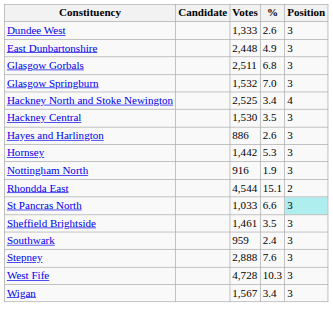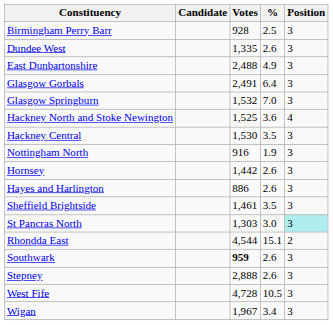+ row: (59, 30)
(245, 30) 1,333 -> (245, 48) 1,335
(245, 48) 2,448 -> (245, 65) 2,488
(245, 65) 2,511 -> (245, 83) 2,491
(270, 65) 6.8 -> (270, 83) 6.4
(245, 100) 2,525 -> (245, 118) 1,525
(270, 100) 3.4 -> (270, 118) 3.6
rows swapped: (55, 135) <-> (48, 170)
(270, 153) 5.3 -> (270, 170) 2.6
rows swapped: (38, 188) <-> (51, 223)
(245, 205) 1,033 -> (245, 223) 1,303
(270, 205) 6.6 -> (270, 223) 3.0
(241, 240) normal -> (241, 258) bold
(270, 240) 2.4 -> (270, 258) 2.6
(270, 258) 7.6 -> (270, 275) 2.6
(272, 275) 10.3 -> (272, 293) 10.5
(245, 293) 1,567 -> (245, 310) 1,967
